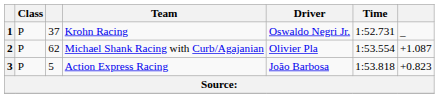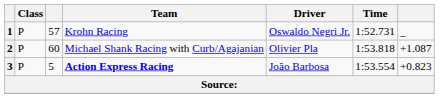(54, 31) 37 -> (54, 31) 57
(54, 48) 62 -> (54, 48) 60
(375, 48) 1:53.554 -> (375, 48) 1:53.818
(116, 66) normal -> (119, 66) bold
(375, 66) 1:53.818 -> (375, 66) 1:53.554
